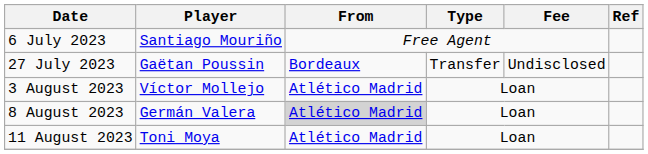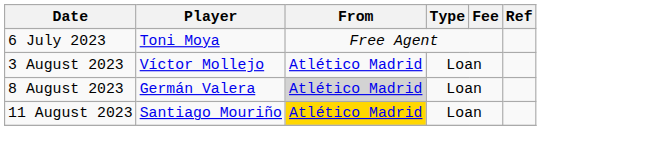(211, 41) Santiago Mouriño -> (180, 41) Toni Moya
- row: (61, 65)
(180, 137) Toni Moya -> (211, 113) Santiago Mouriño
(356, 137) no background -> (356, 113) gold background
